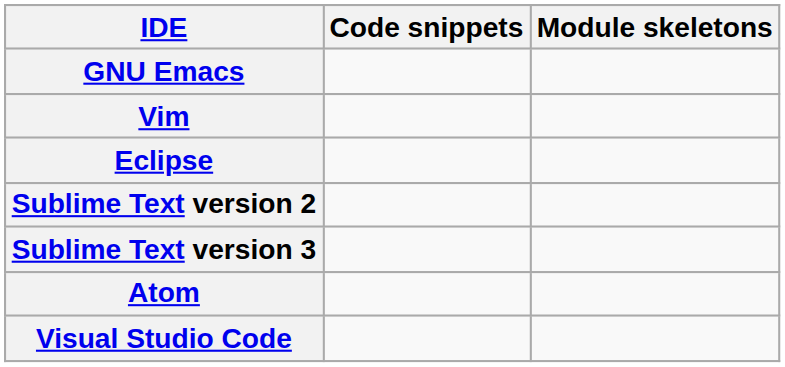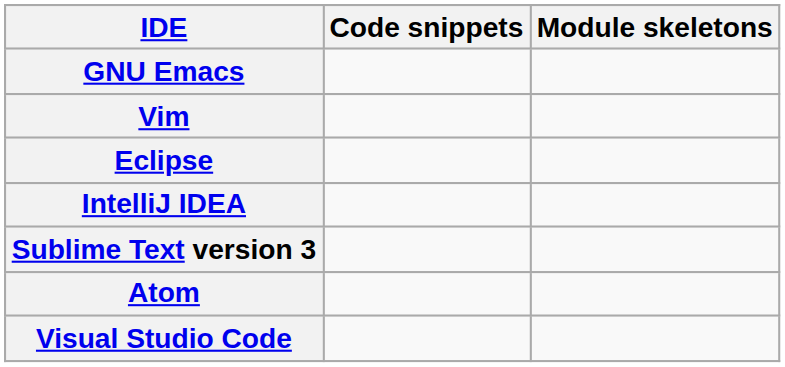+ row: (164, 204)
- row: (164, 204)
